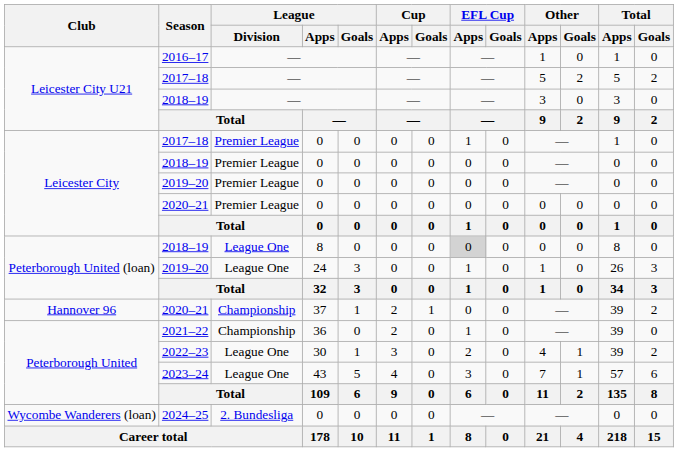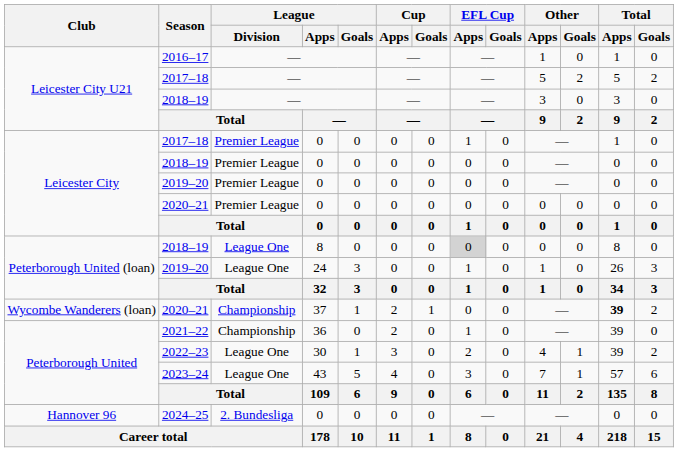(82, 309) Hannover 96 -> (82, 309) Wycombe Wanderers (loan)
(617, 309) normal -> (617, 309) bold
(82, 415) Wycombe Wanderers (loan) -> (82, 415) Hannover 96
